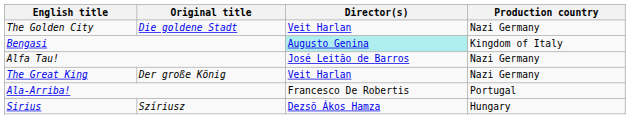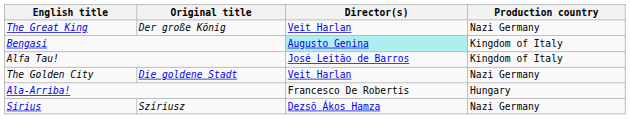rows swapped: (50, 28) <-> (47, 75)
(505, 59) Nazi Germany -> (516, 59) Kingdom of Italy
(493, 91) Portugal -> (490, 91) Hungary
(490, 106) Hungary -> (505, 106) Nazi Germany
